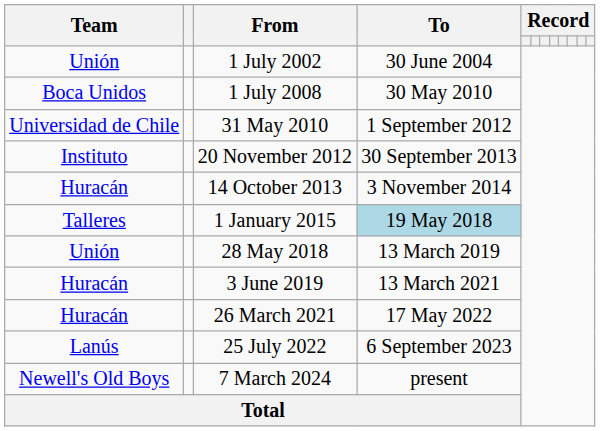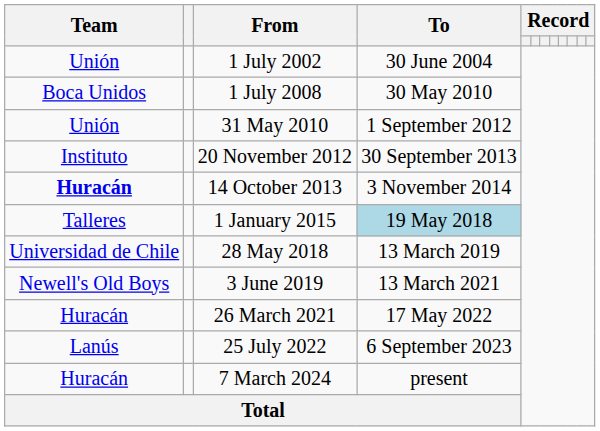(94, 124) Universidad de Chile -> (94, 124) Unión
(94, 188) normal -> (94, 188) bold
(94, 251) Unión -> (94, 251) Universidad de Chile
(94, 283) Huracán -> (94, 283) Newell's Old Boys
(94, 378) Newell's Old Boys -> (94, 378) Huracán
